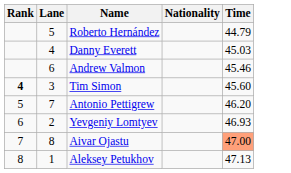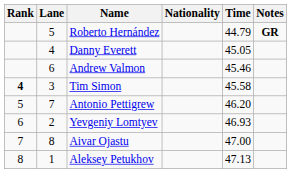+ column: (270, 13)
(238, 50) 45.03 -> (238, 50) 45.05
(238, 86) 45.60 -> (238, 86) 45.58
(238, 141) lightsalmon background -> (238, 141) no background
